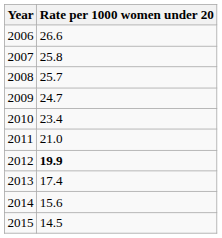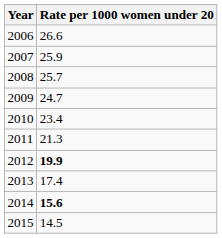(51, 56) 25.8 -> (51, 56) 25.9
(51, 139) 21.0 -> (51, 139) 21.3
(51, 202) normal -> (51, 202) bold
